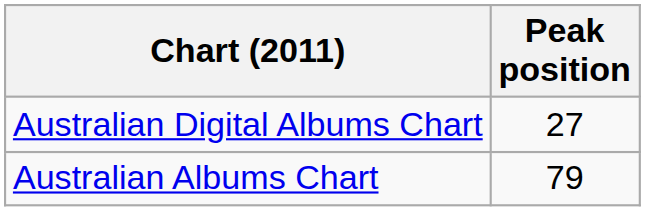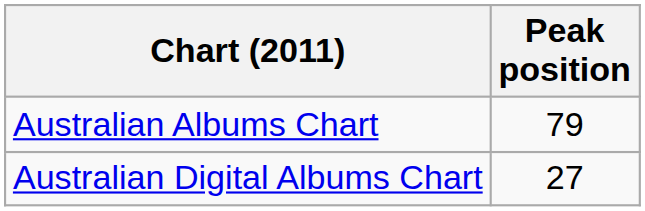rows swapped: (196, 177) <-> (248, 123)
